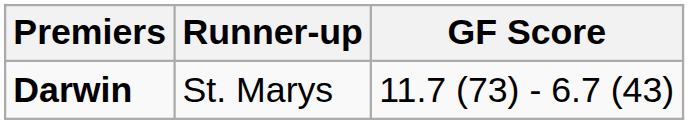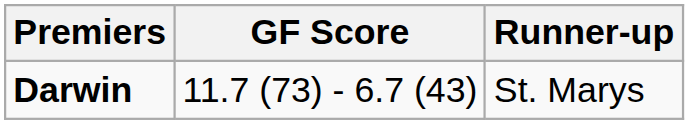columns swapped: (527, 32) <-> (273, 32)
